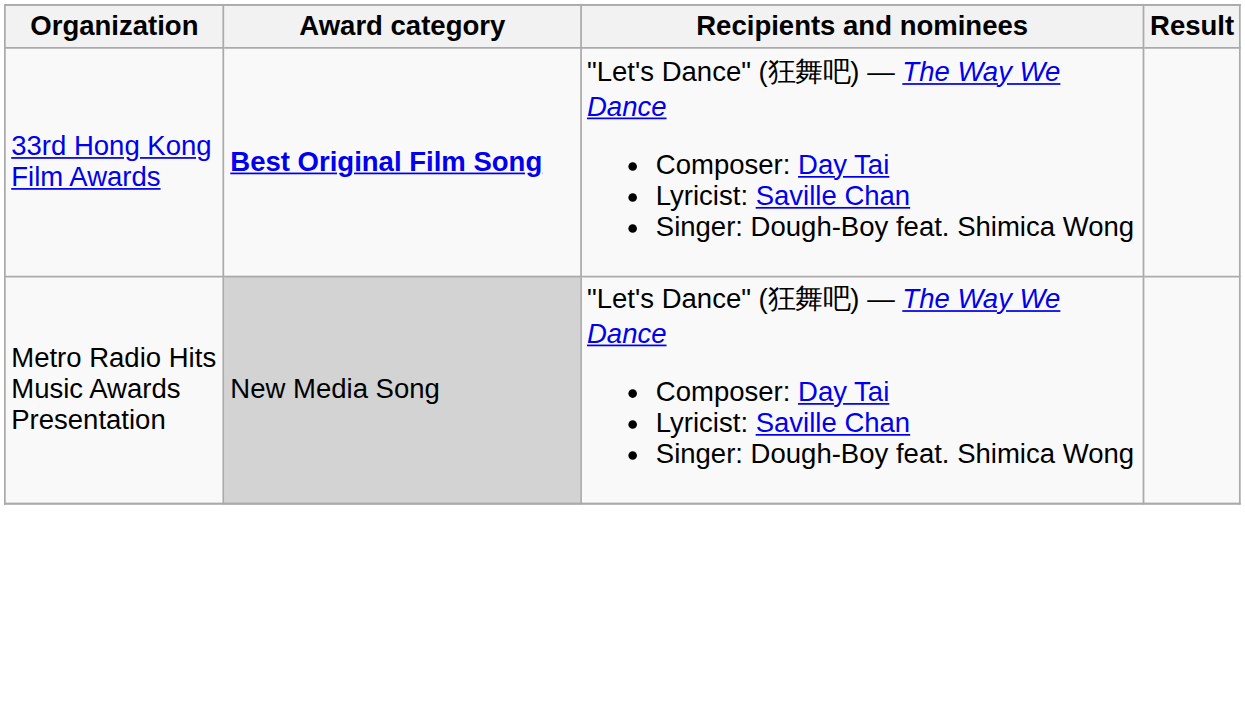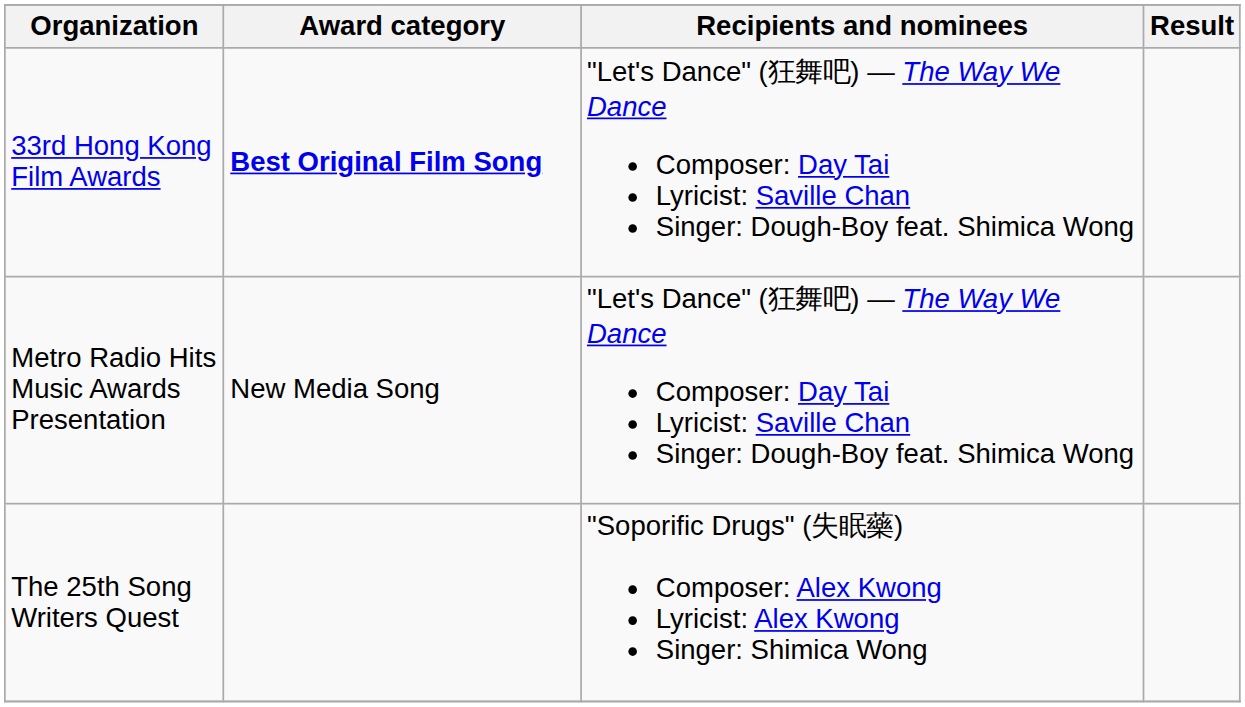(335, 389) lightgrey background -> (335, 389) no background
+ row: (101, 601)
